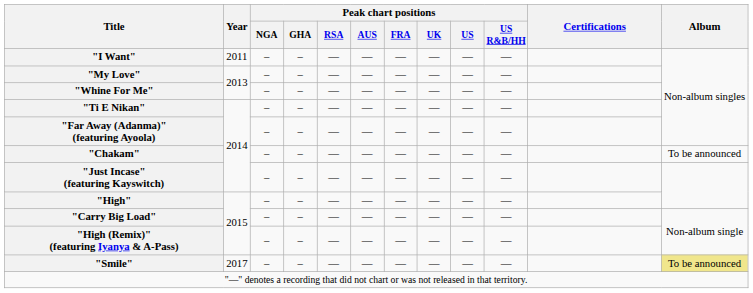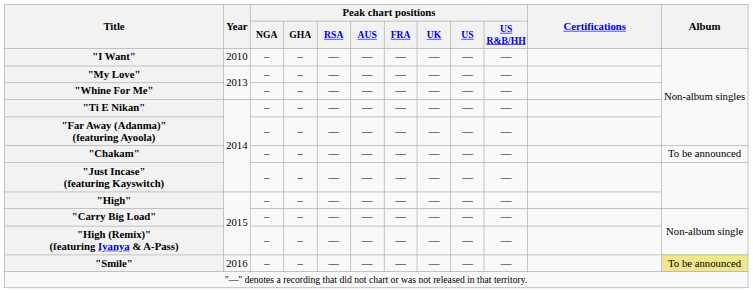(237, 57) 2011 -> (237, 57) 2010
(237, 263) 2017 -> (237, 263) 2016
